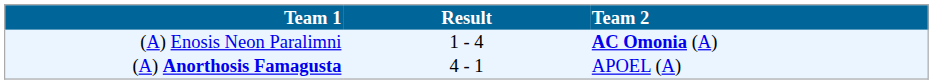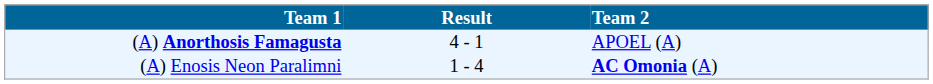rows swapped: (237, 66) <-> (241, 41)
